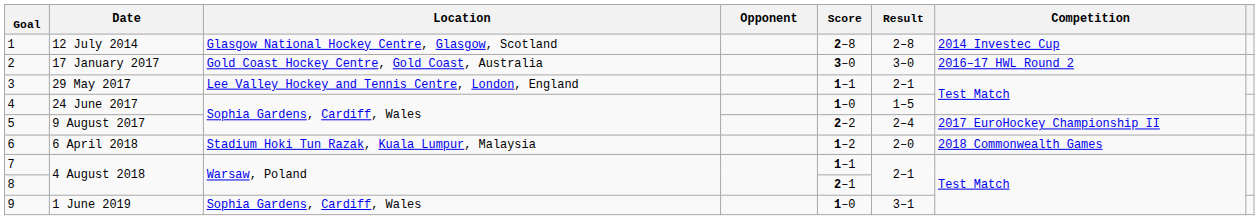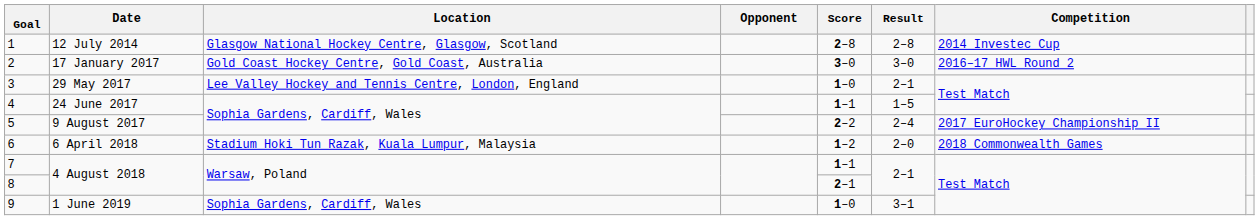(845, 84) 1–1 -> (845, 84) 1–0
(845, 104) 1–0 -> (845, 104) 1–1
